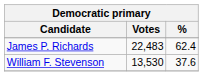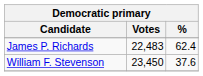(147, 63) 13,530 -> (147, 63) 23,450
